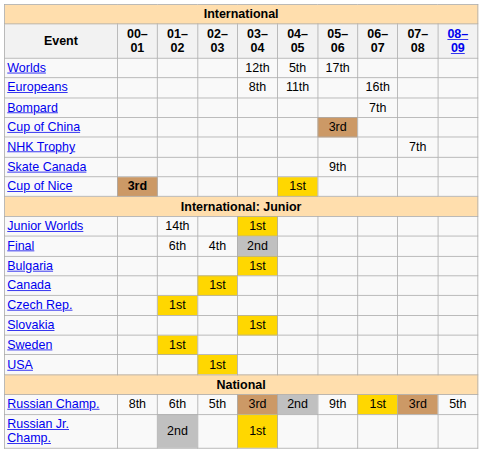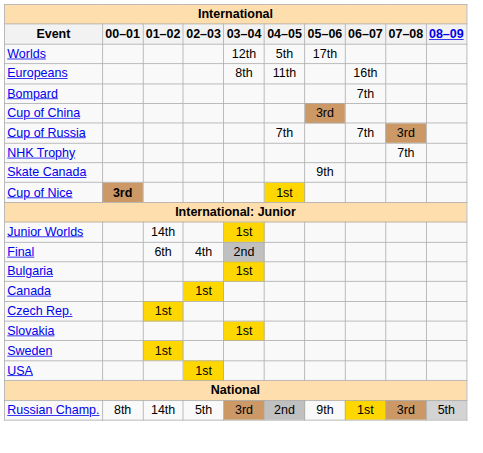+ row: (46, 133)
(177, 404) 6th -> (163, 410) 14th
(458, 404) no background -> (446, 410) lightgrey background
- row: (38, 431)
